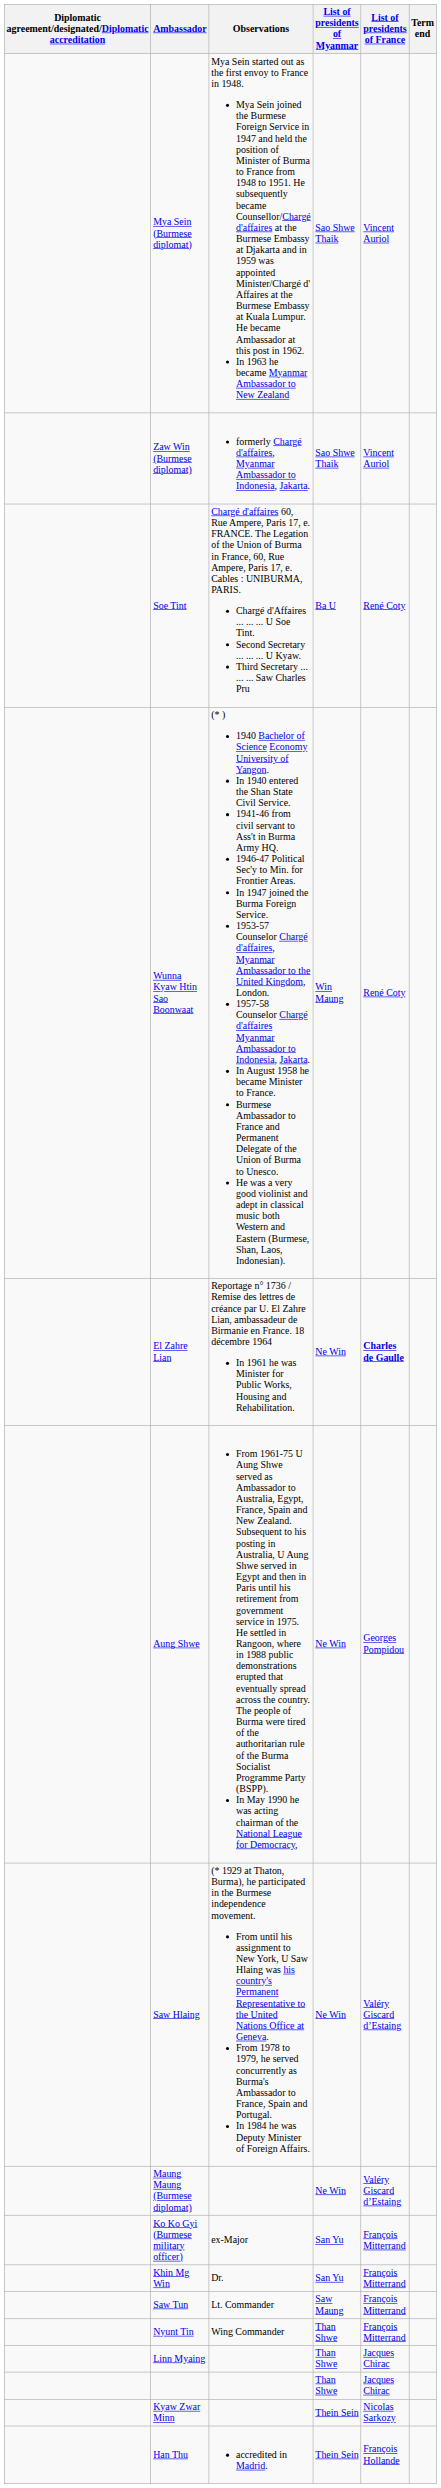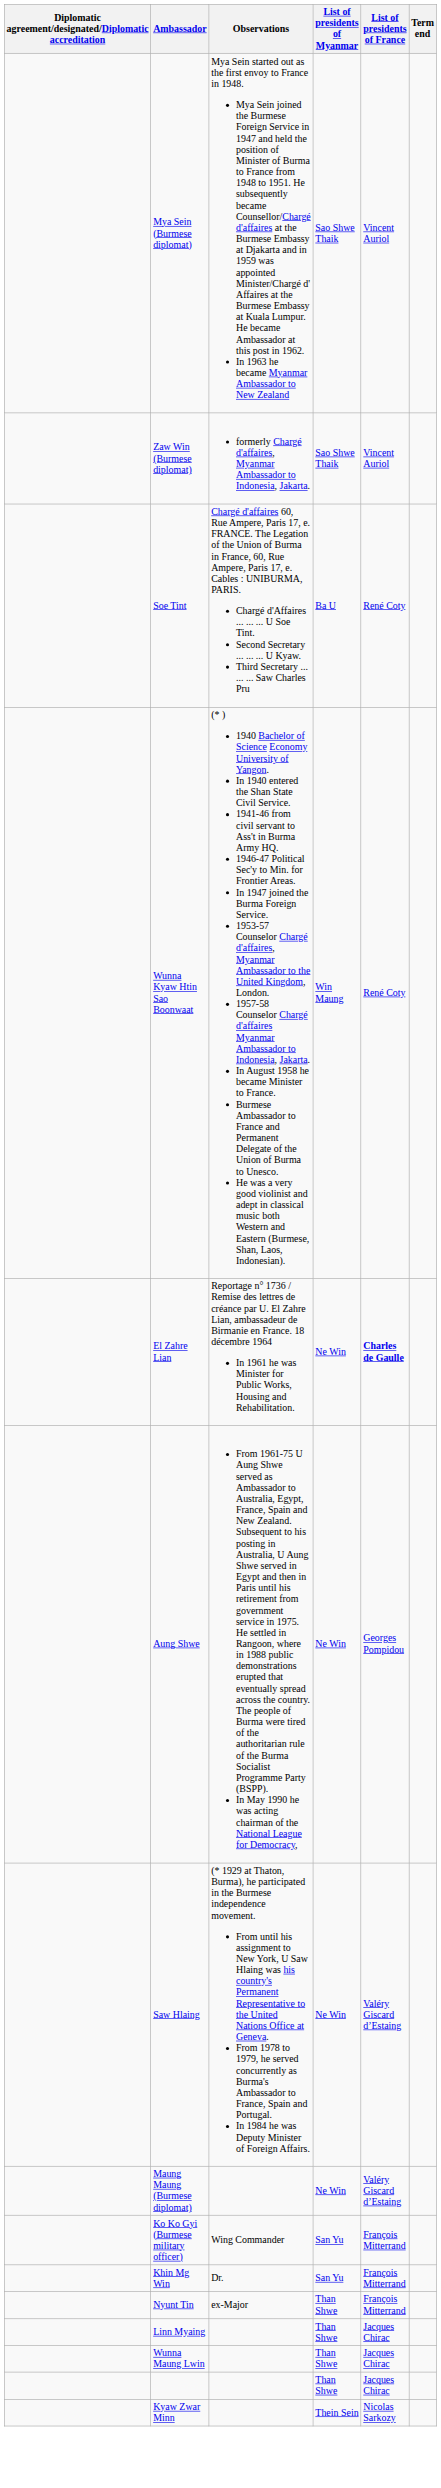(230, 2240) ex-Major -> (248, 2240) Wing Commander
- row: (171, 2305)
(248, 2332) Wing Commander -> (230, 2305) ex-Major
+ row: (179, 2358)
- row: (171, 2455)
